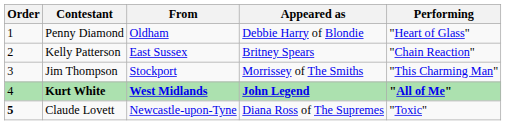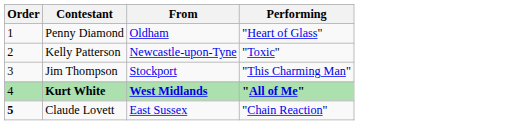- column: (313, 14)
(158, 52) East Sussex -> (183, 52) Newcastle-upon-Tyne
(432, 52) "Chain Reaction" -> (261, 52) "Toxic"
(183, 110) Newcastle-upon-Tyne -> (158, 110) East Sussex
(408, 110) "Toxic" -> (285, 110) "Chain Reaction"
